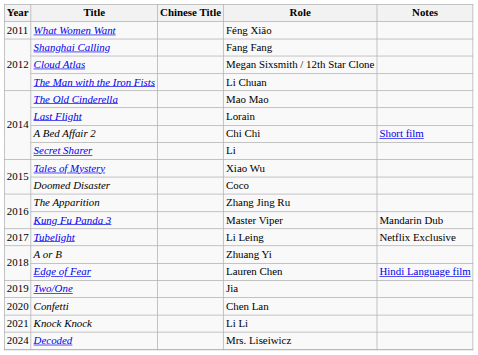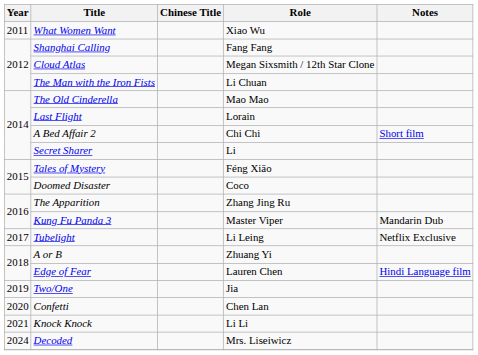(249, 30) Féng Xiāo -> (245, 30) Xiao Wu
(245, 168) Xiao Wu -> (249, 168) Féng Xiāo
